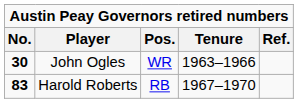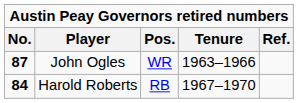(20, 62) 30 -> (20, 62) 87
(20, 86) 83 -> (20, 86) 84
